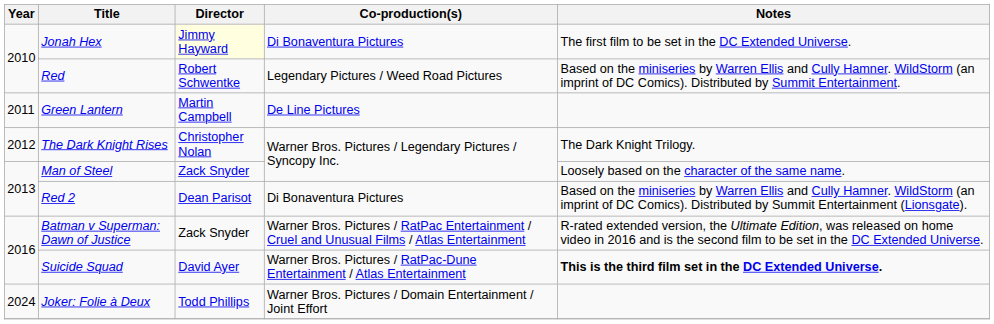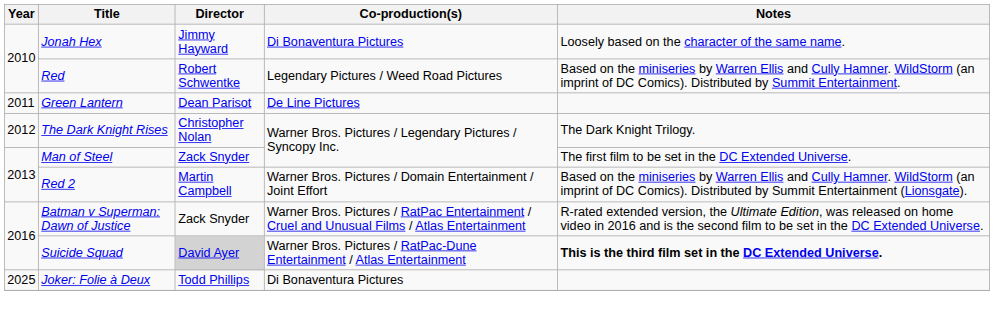(203, 41) lightyellow background -> (203, 41) no background
(706, 41) The first film to be set in the DC Extended Universe. -> (703, 41) Loosely based on the character of the same name.
(205, 110) Martin Campbell -> (215, 103) Dean Parisot
(703, 171) Loosely based on the character of the same name. -> (706, 157) The first film to be set in the DC Extended Universe.
(215, 198) Dean Parisot -> (205, 184) Martin Campbell
(335, 198) Di Bonaventura Pictures -> (400, 184) Warner Bros. Pictures / Domain Entertainment / Joint Effort
(209, 267) no background -> (209, 253) lightgrey background
(21, 301) 2024 -> (21, 280) 2025
(400, 301) Warner Bros. Pictures / Domain Entertainment / Joint Effort -> (335, 280) Di Bonaventura Pictures
